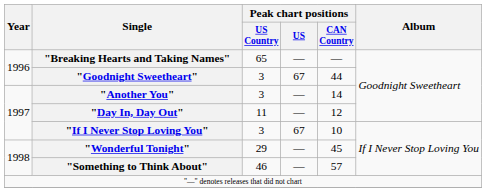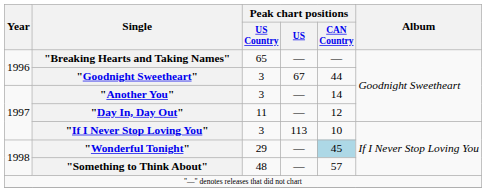(299, 130) 67 -> (299, 130) 113
(336, 148) no background -> (336, 148) lightblue background
(261, 166) 46 -> (261, 166) 48
